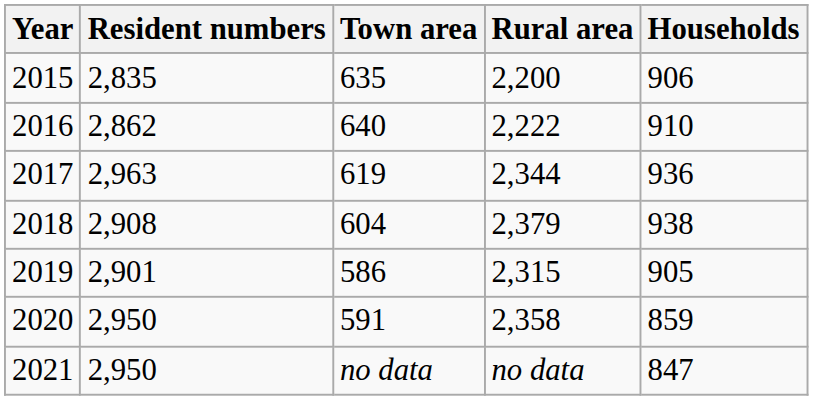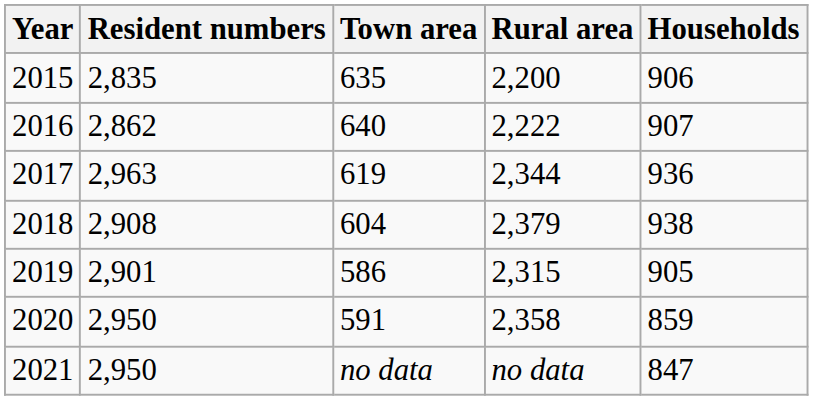(671, 126) 910 -> (671, 126) 907
